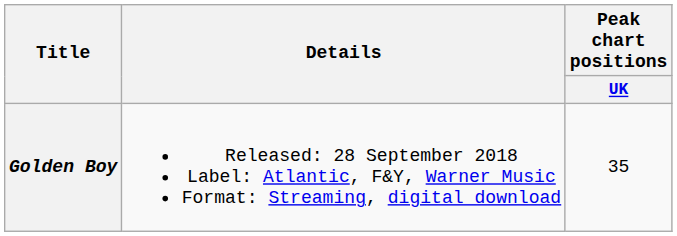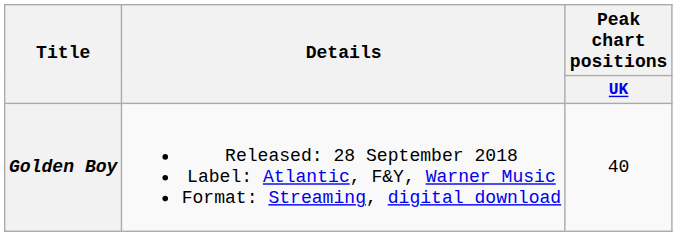(619, 167) 35 -> (619, 167) 40
